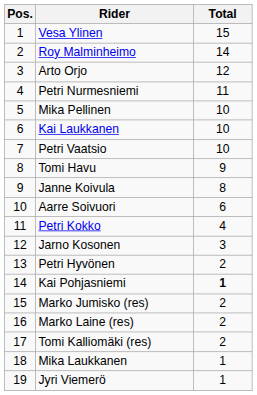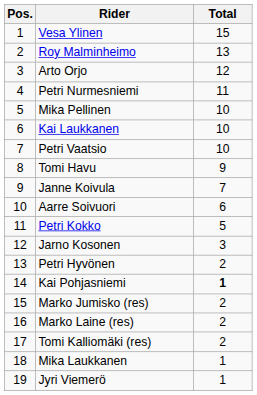(223, 52) 14 -> (223, 52) 13
(223, 187) 8 -> (223, 187) 7
(223, 226) 4 -> (223, 226) 5
